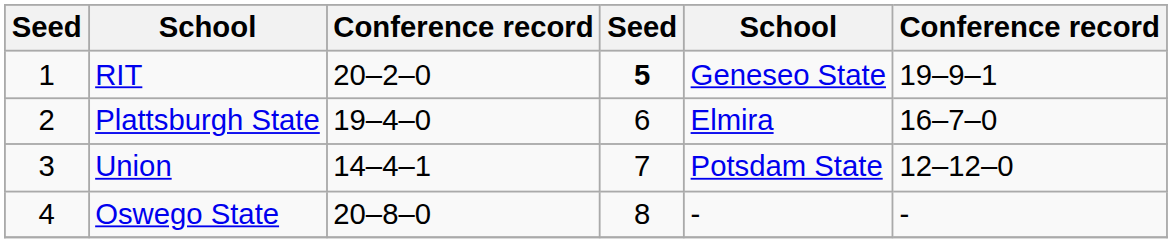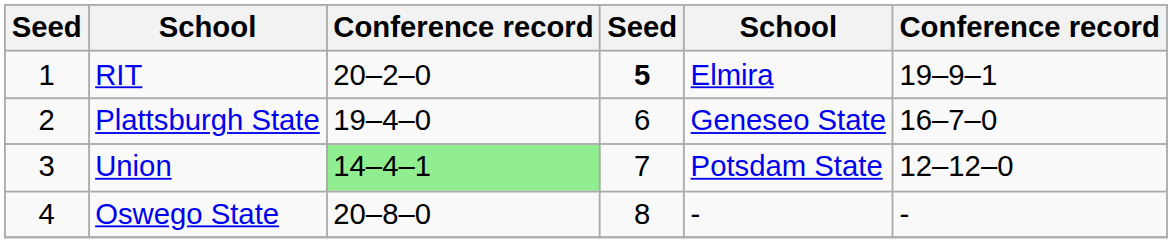(788, 74) Geneseo State -> (732, 74) Elmira
(732, 120) Elmira -> (788, 120) Geneseo State
(382, 167) no background -> (382, 167) lightgreen background
